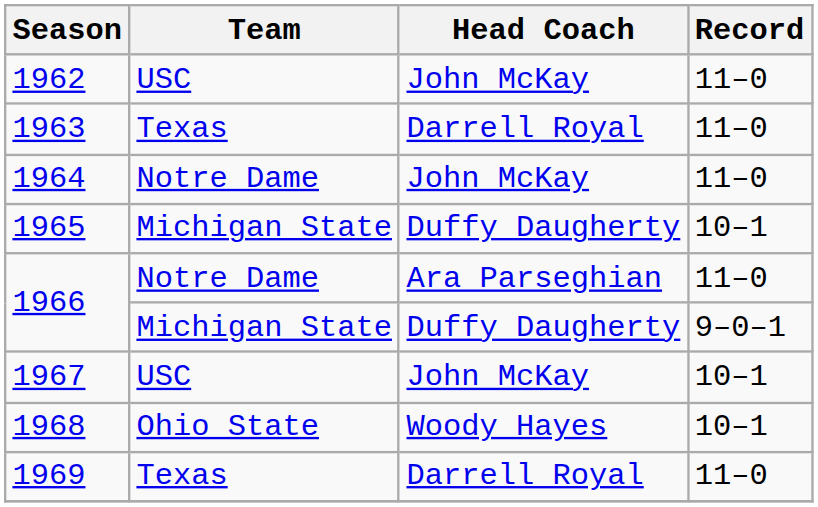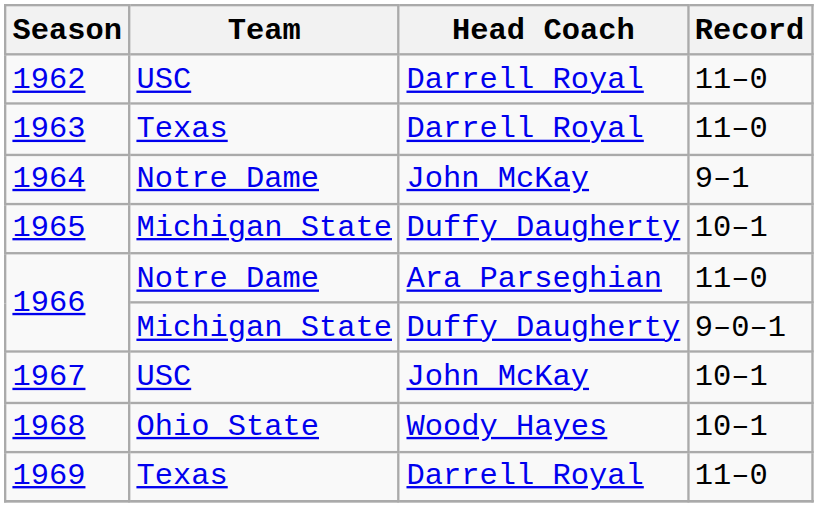(498, 80) John McKay -> (525, 80) Darrell Royal
(731, 179) 11–0 -> (722, 179) 9–1
